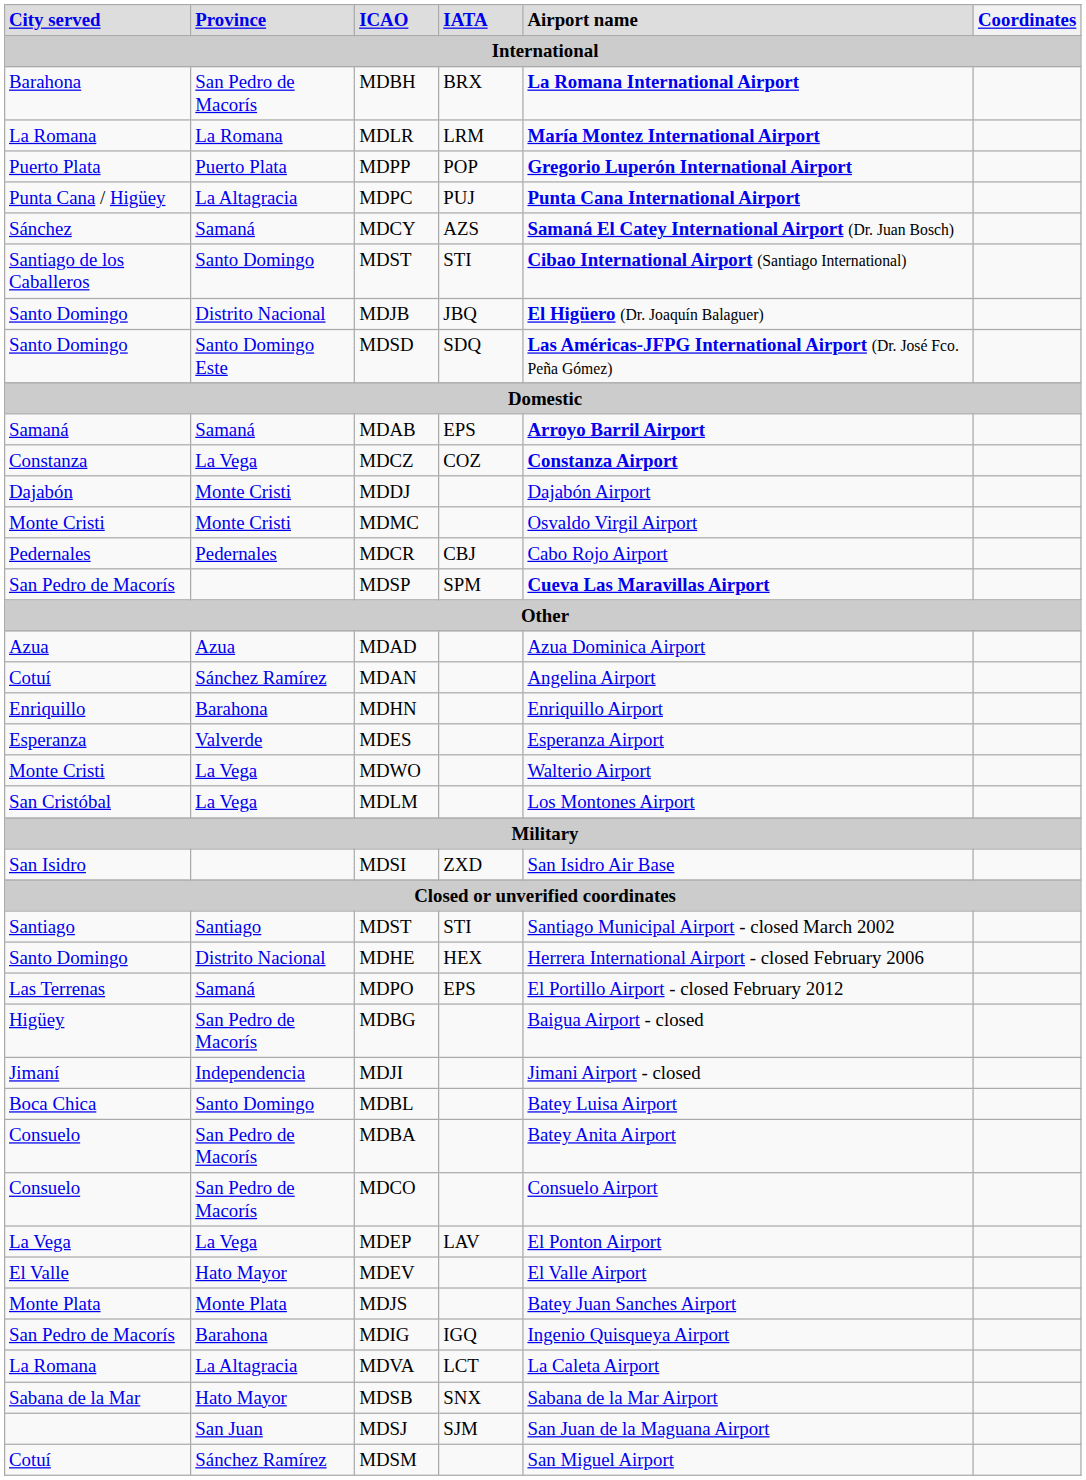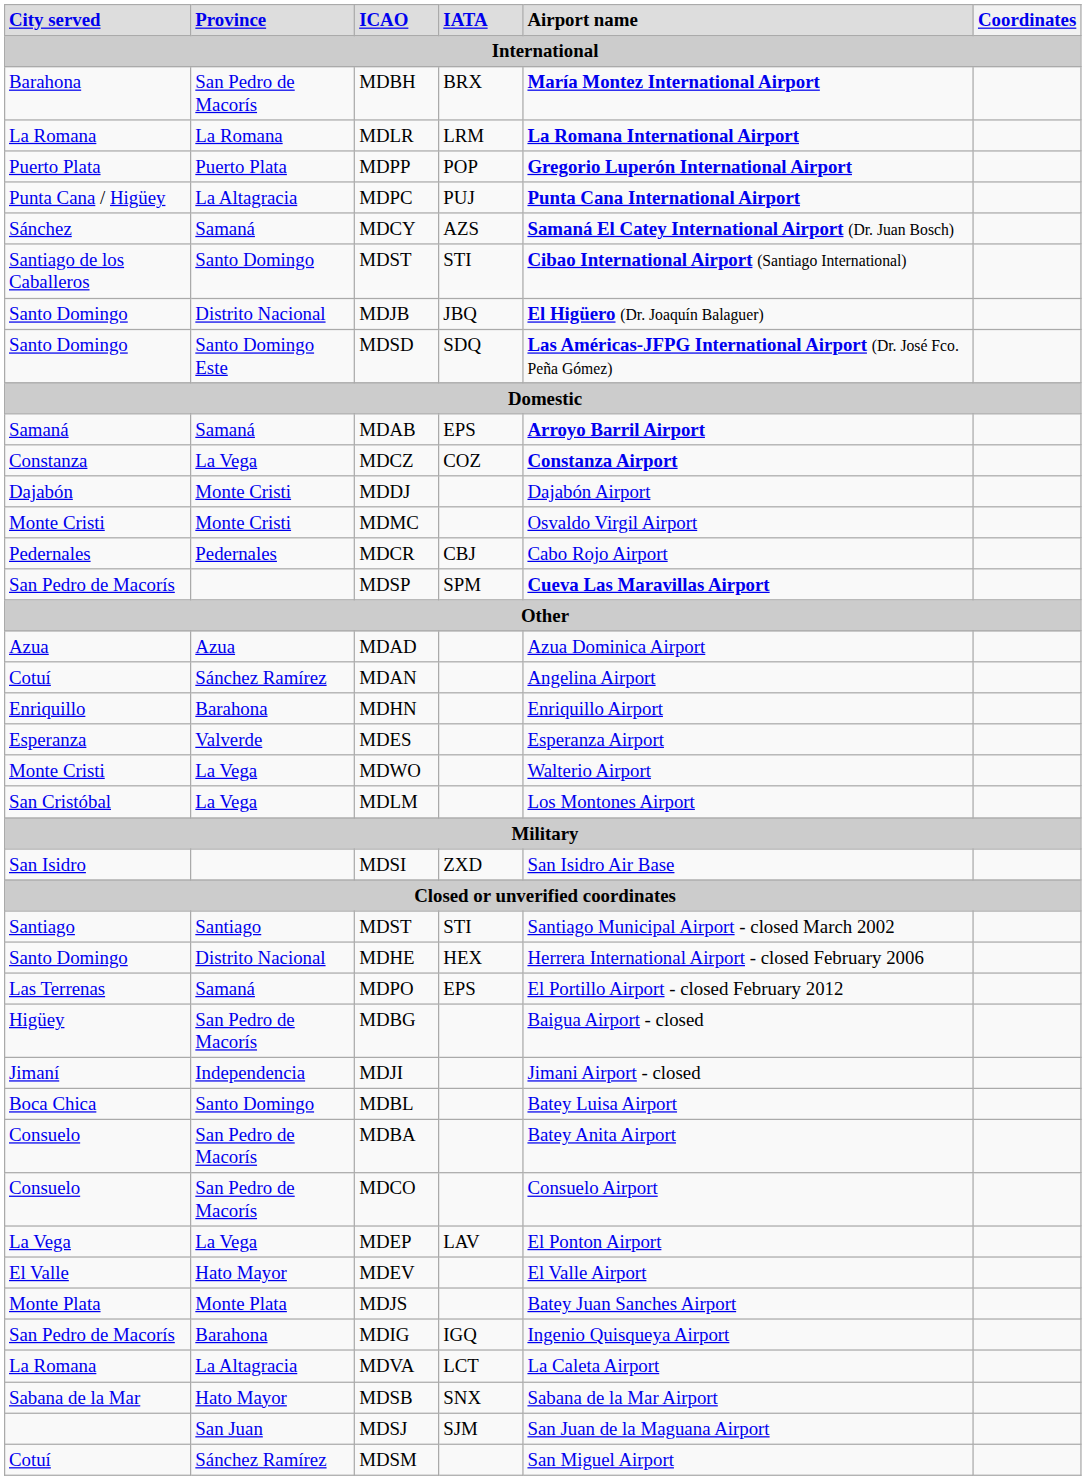(663, 82) La Romana International Airport -> (674, 82) María Montez International Airport
(674, 135) María Montez International Airport -> (663, 135) La Romana International Airport
